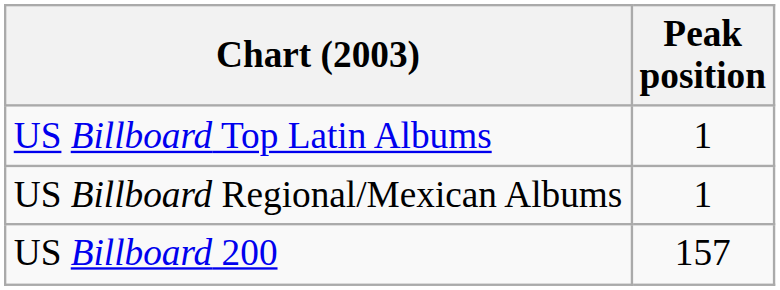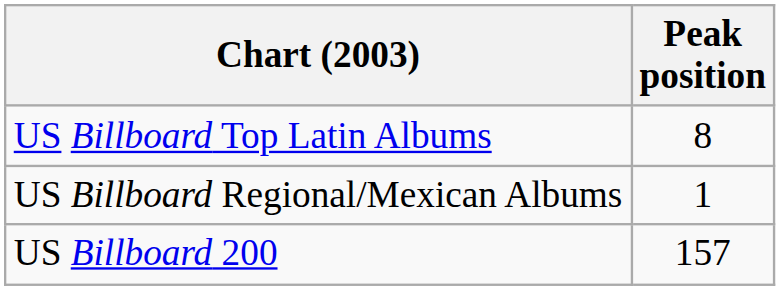(703, 135) 1 -> (703, 135) 8
